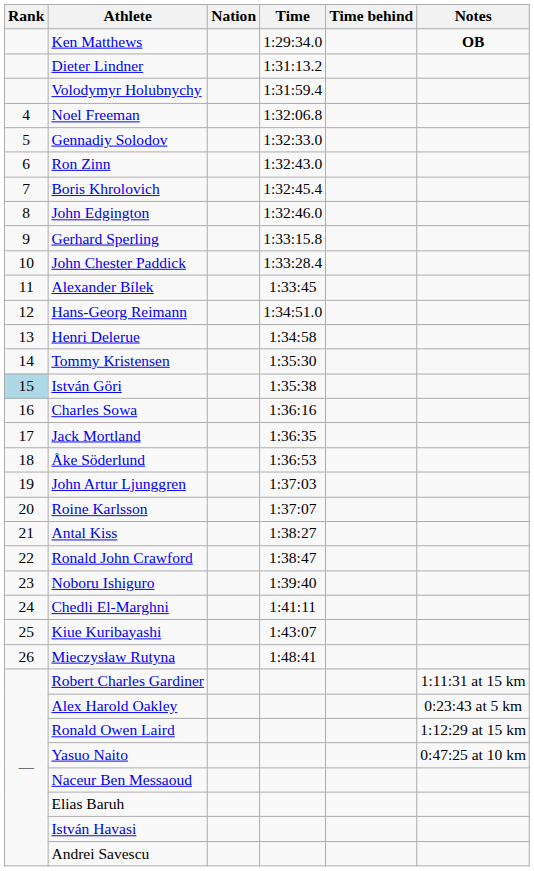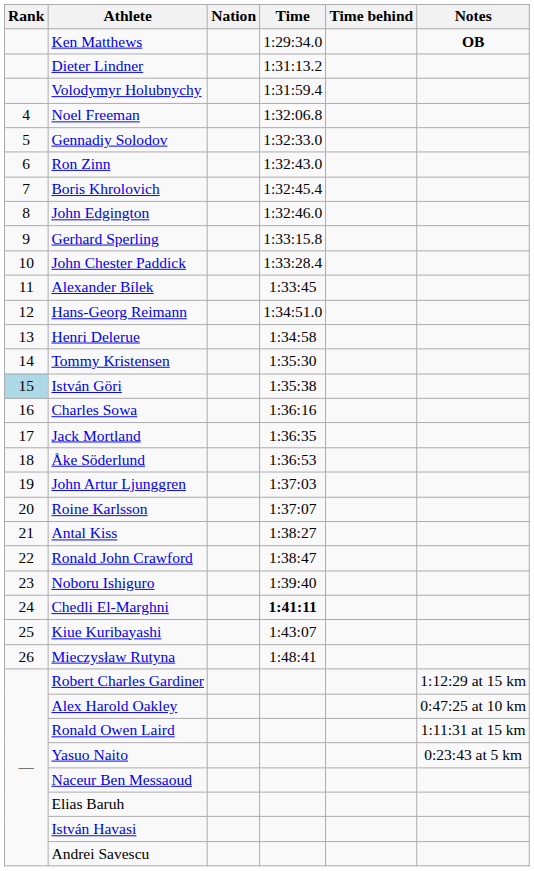(293, 607) normal -> (293, 607) bold
(473, 681) 1:11:31 at 15 km -> (473, 681) 1:12:29 at 15 km
(473, 705) 0:23:43 at 5 km -> (473, 705) 0:47:25 at 10 km
(473, 730) 1:12:29 at 15 km -> (473, 730) 1:11:31 at 15 km
(473, 755) 0:47:25 at 10 km -> (473, 755) 0:23:43 at 5 km
